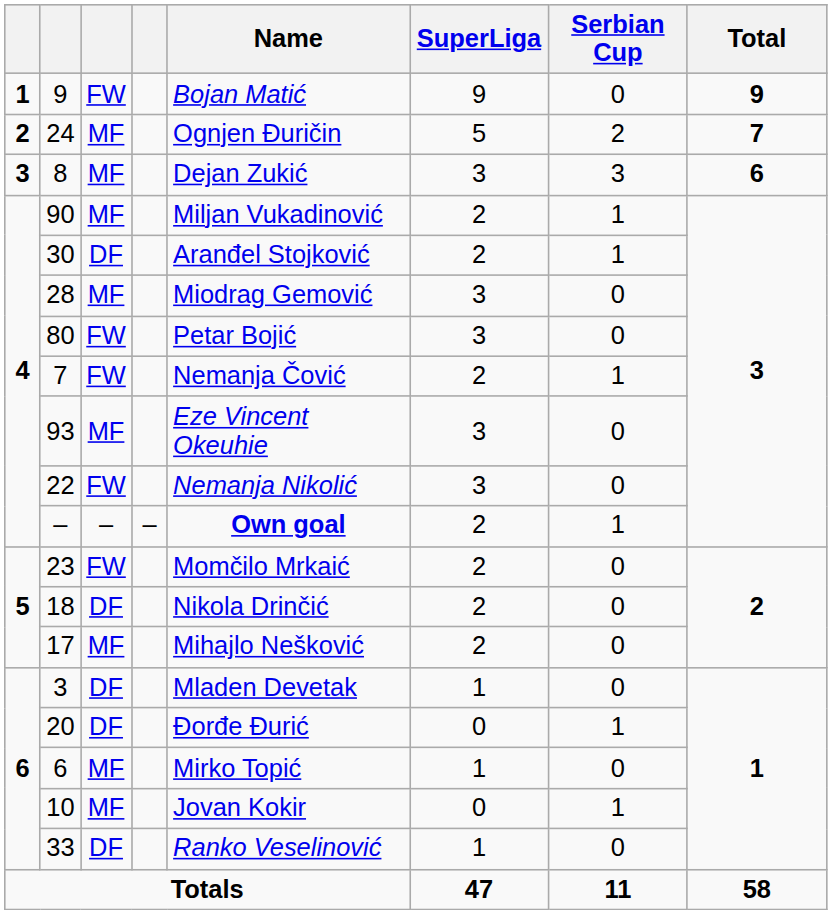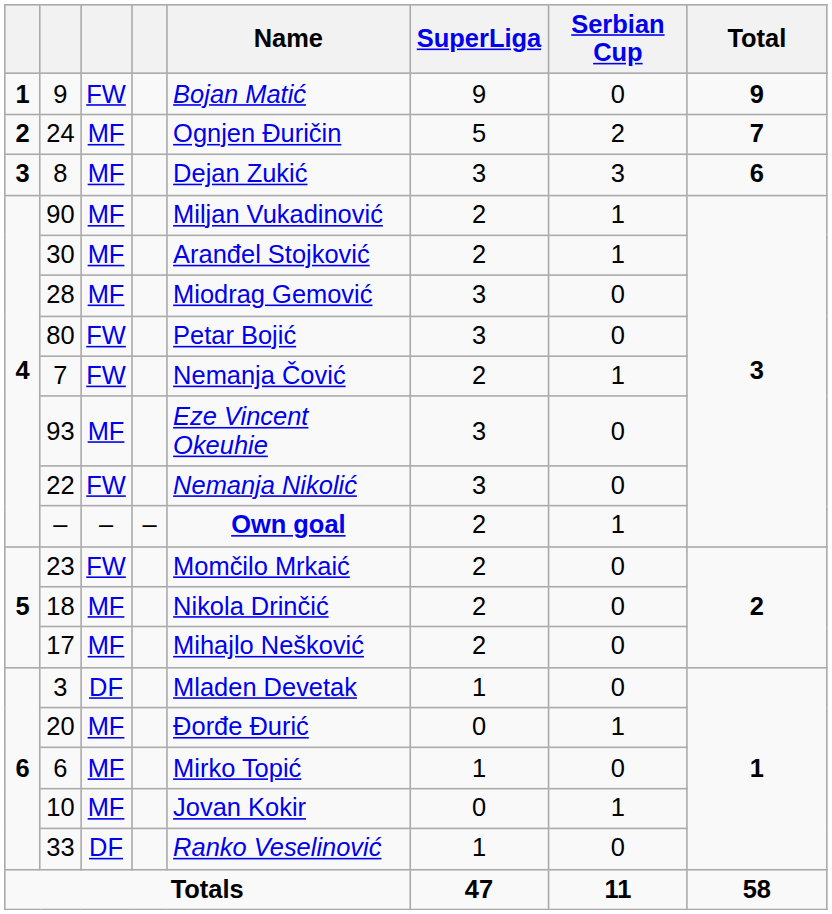(106, 255) DF -> (106, 255) MF
(106, 606) DF -> (106, 606) MF
(106, 727) DF -> (106, 727) MF
